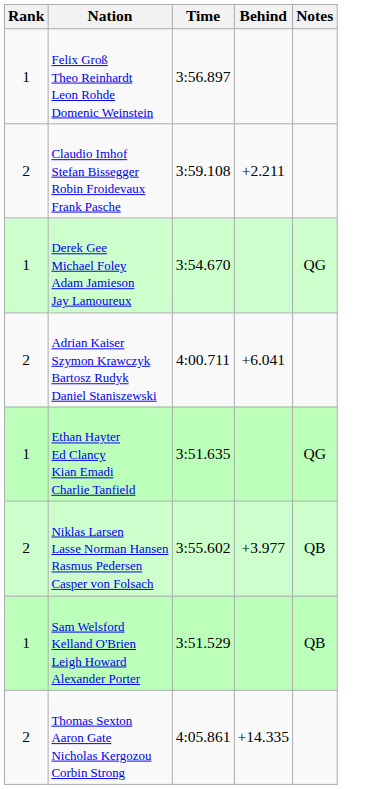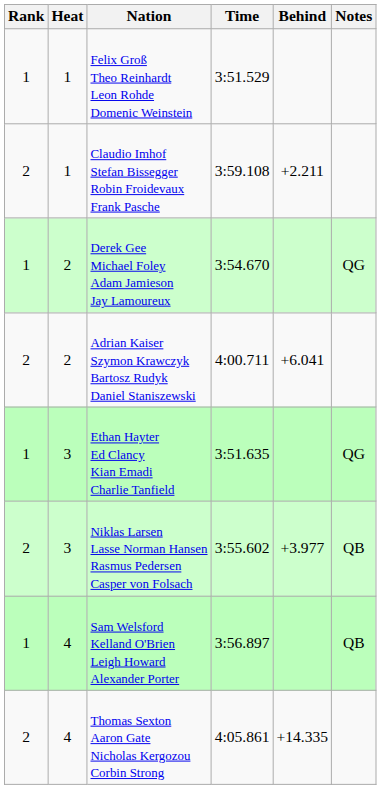+ column: (67, 16)
(203, 76) 3:56.897 -> (242, 76) 3:51.529
(203, 643) 3:51.529 -> (242, 643) 3:56.897
